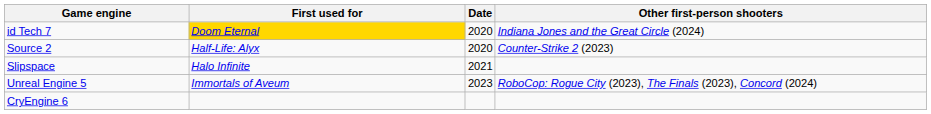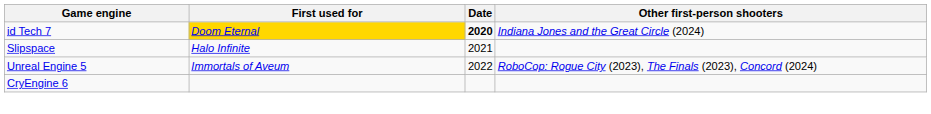(480, 31) normal -> (480, 31) bold
- row: (29, 48)
(480, 84) 2023 -> (480, 66) 2022
